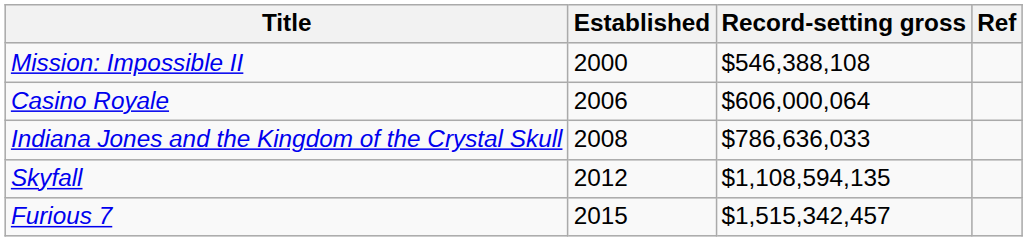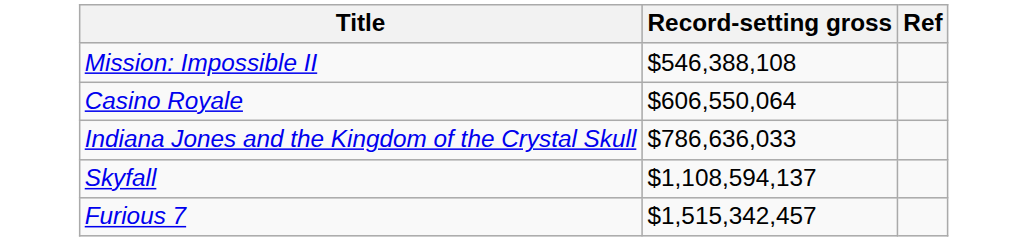- column: (642, 23)
(796, 100) $606,000,064 -> (722, 100) $606,550,064
(806, 178) $1,108,594,135 -> (732, 178) $1,108,594,137
